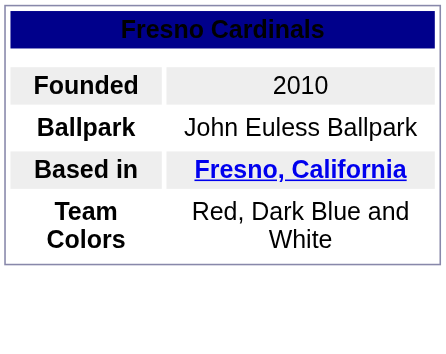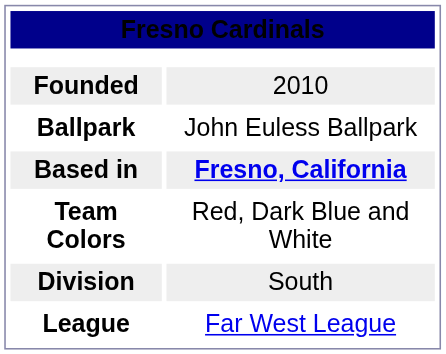+ row: (86, 282)
+ row: (86, 324)
